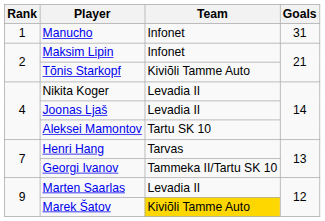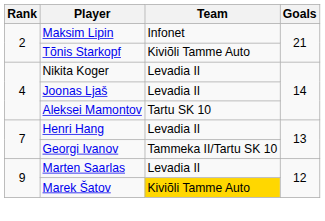- row: (68, 33)
(165, 149) Tarvas -> (174, 129) Levadia II
